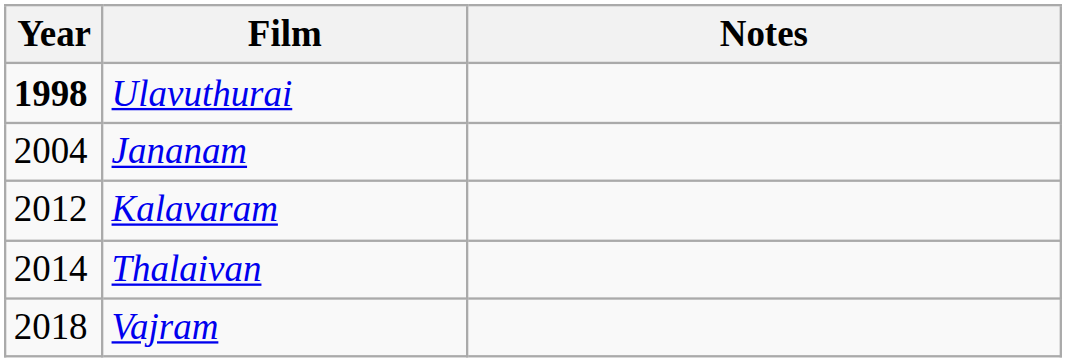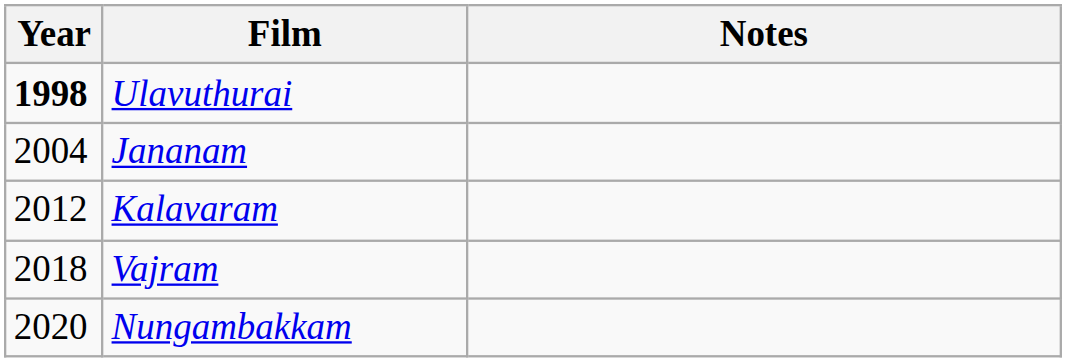- row: (187, 268)
+ row: (232, 326)
